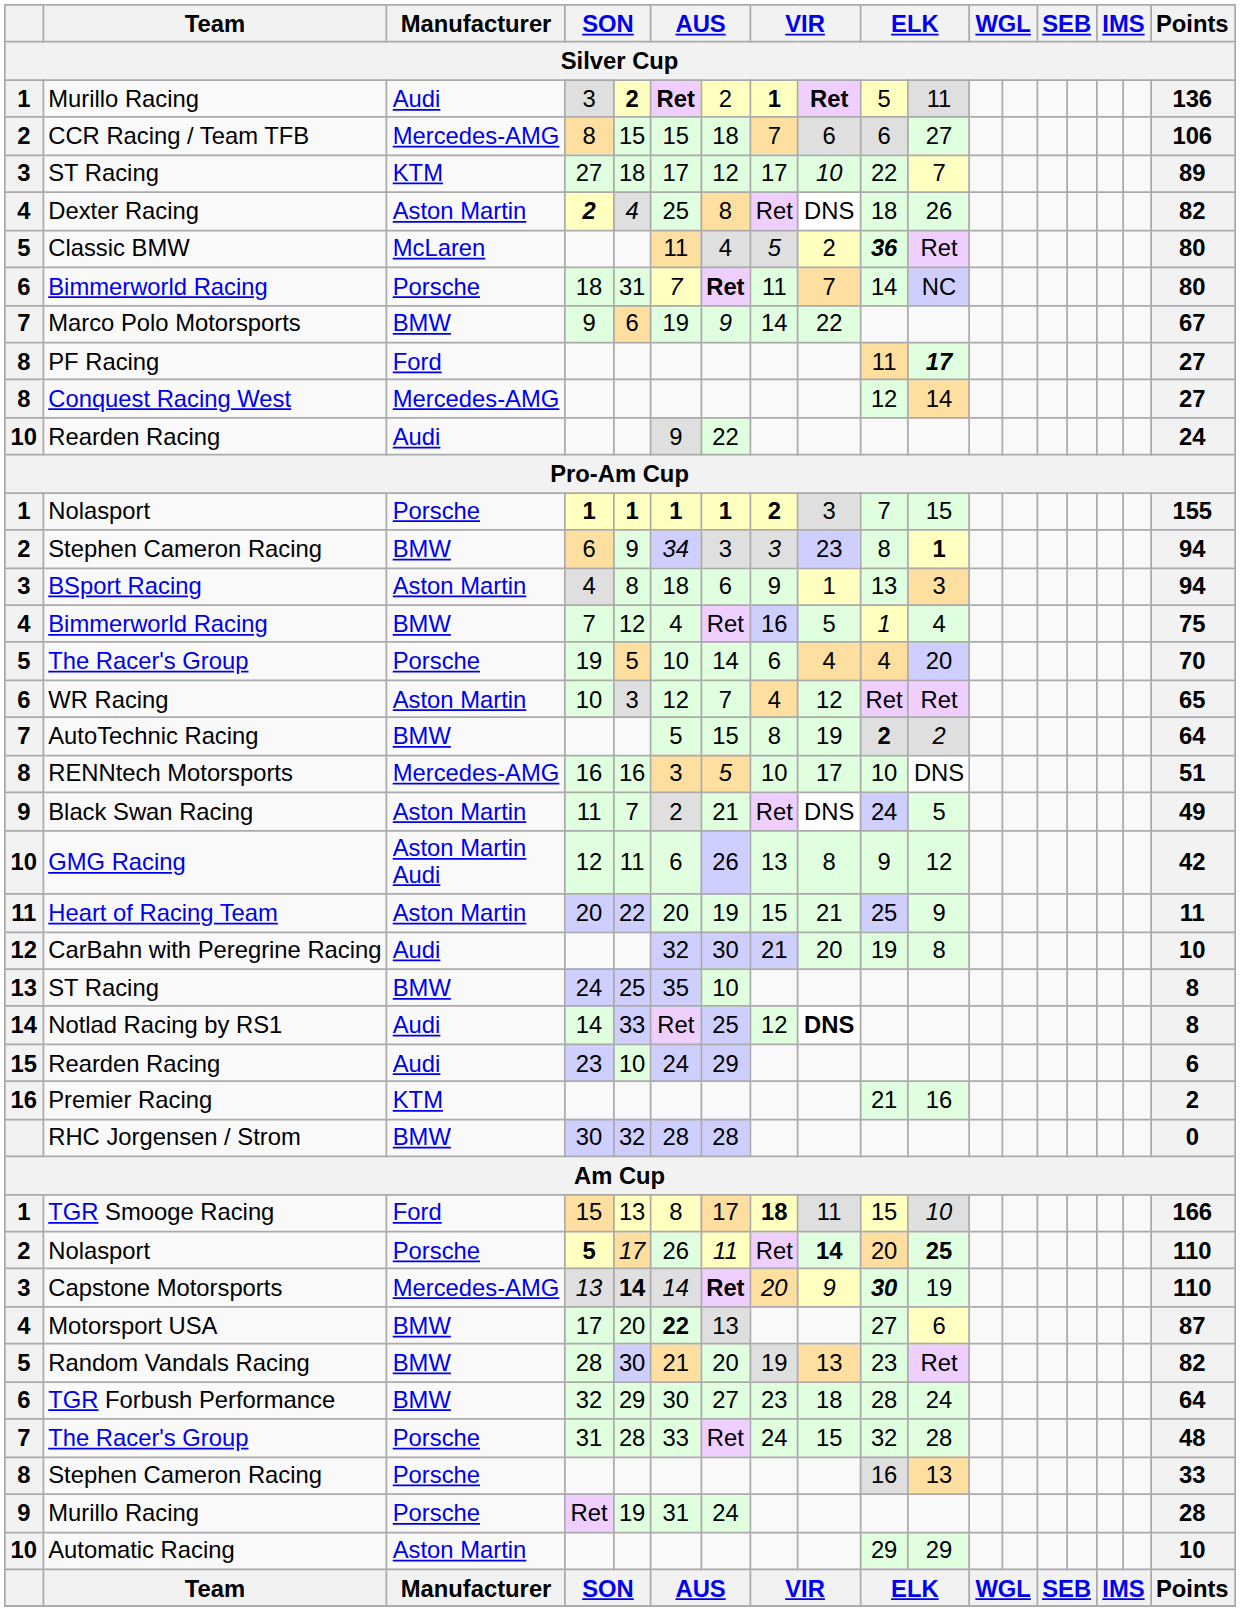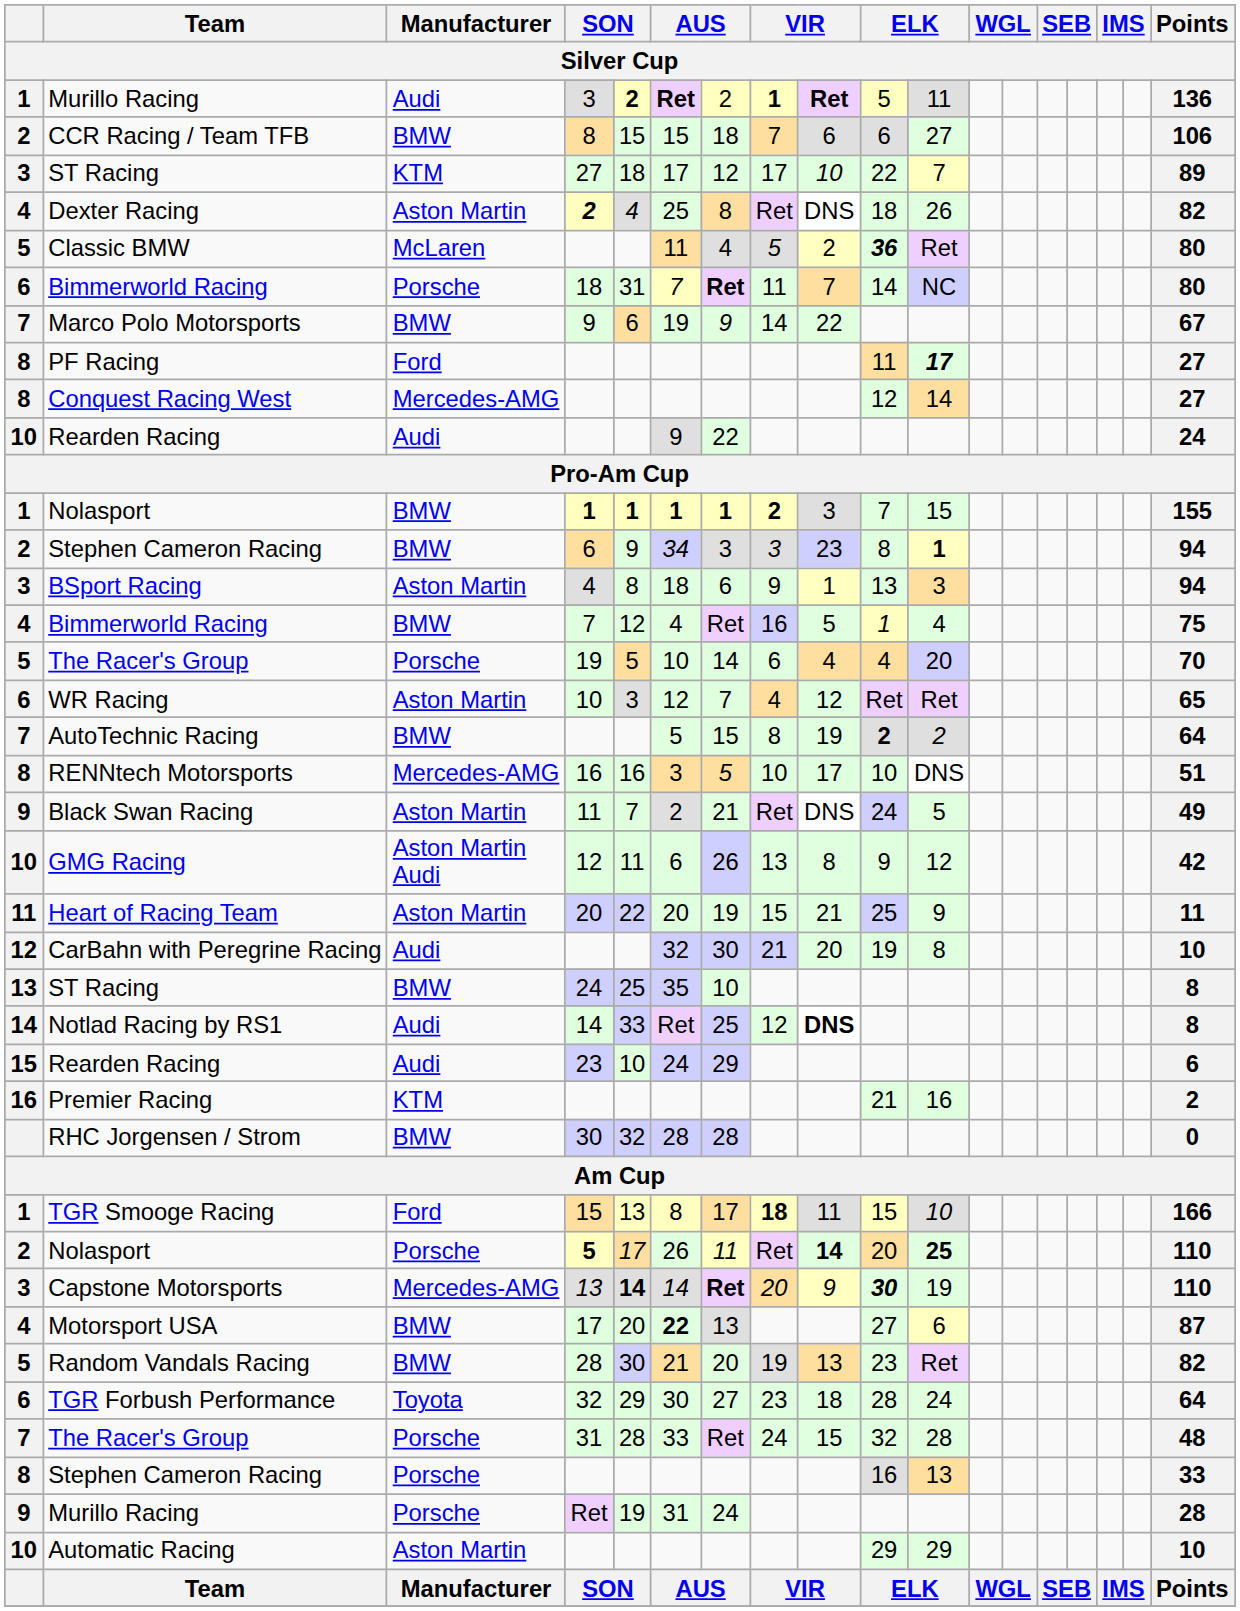(476, 136) Mercedes-AMG -> (422, 136) BMW
(436, 511) Porsche -> (422, 511) BMW
(422, 1400) BMW -> (428, 1400) Toyota
